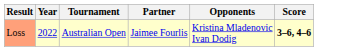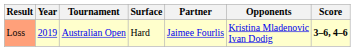+ column: (146, 12)
(47, 33) 2022 -> (47, 33) 2019
